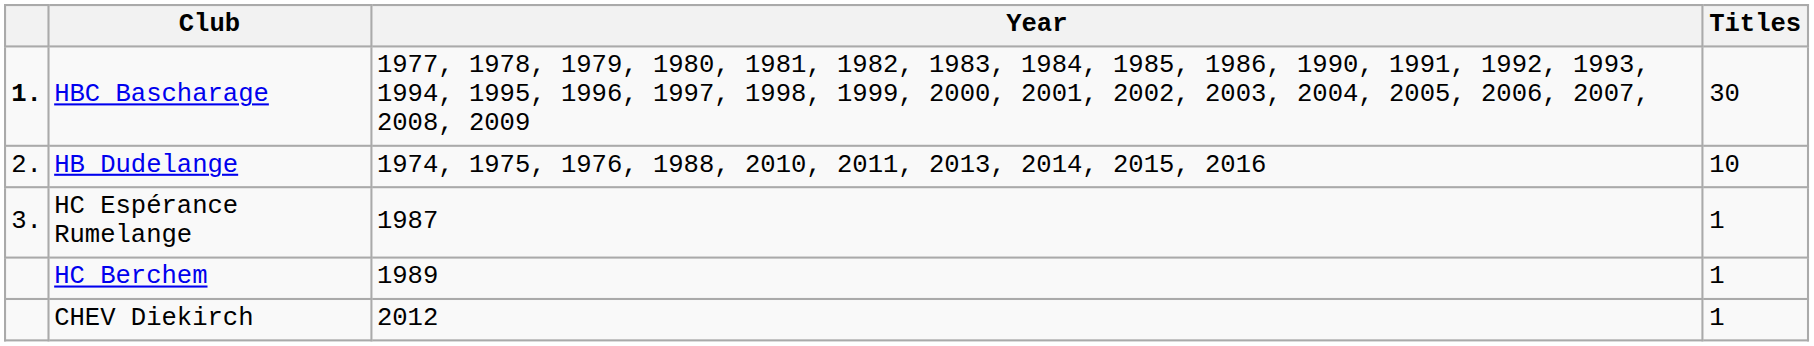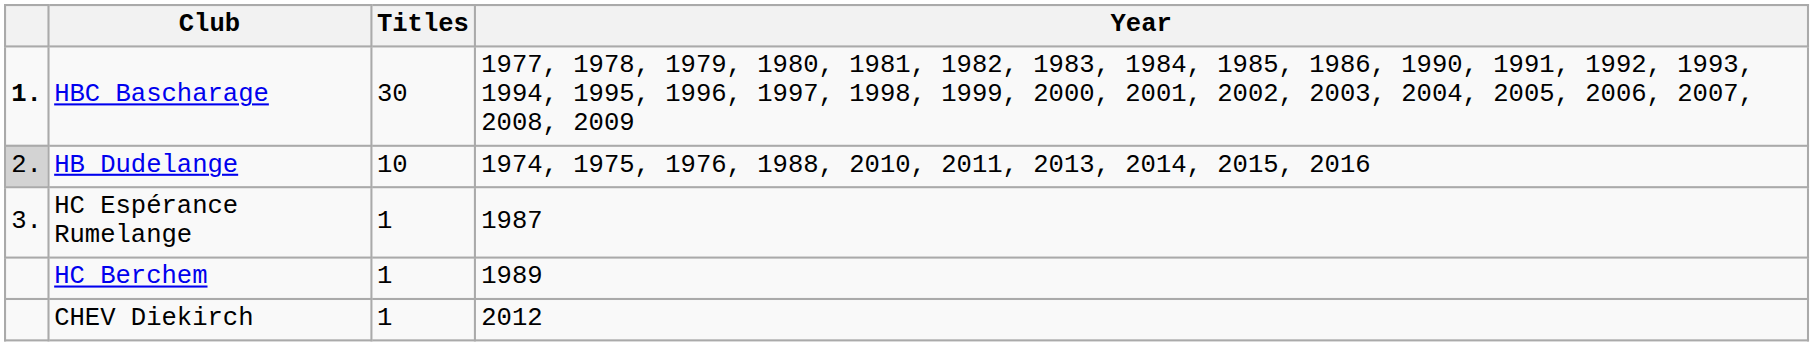columns swapped: (1755, 26) <-> (1037, 26)
(27, 167) no background -> (27, 167) lightgrey background
